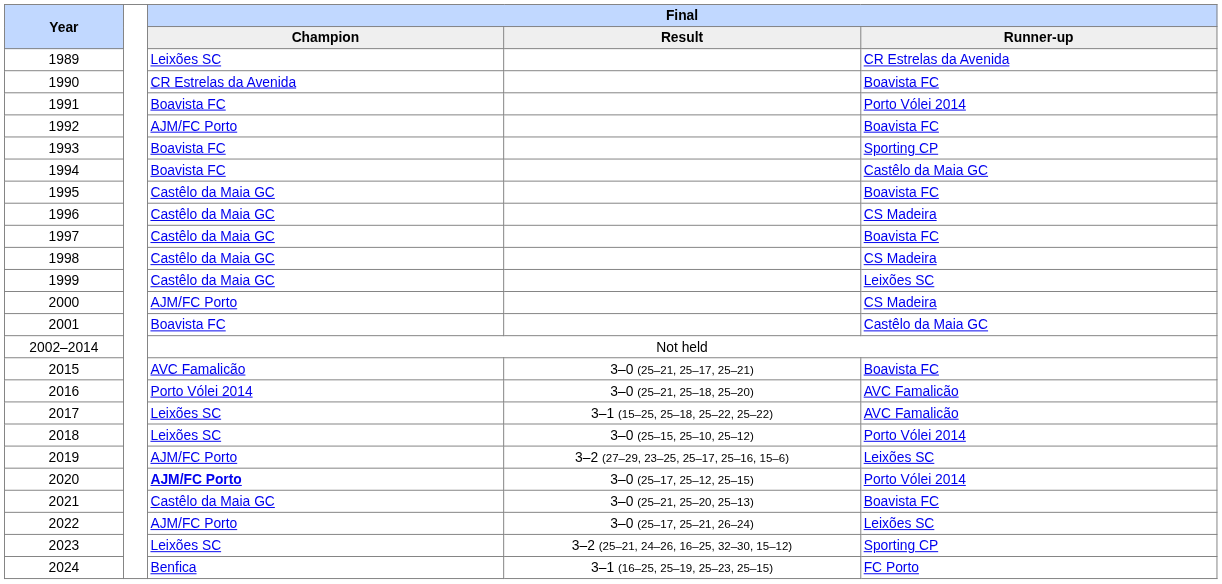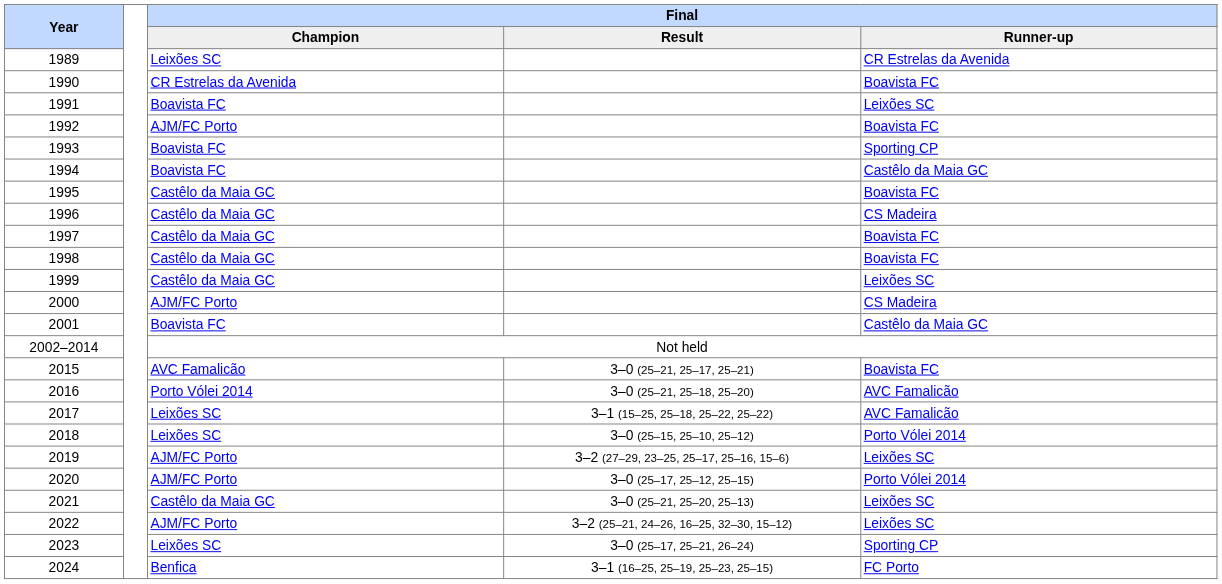(915, 104) Porto Vólei 2014 -> (899, 104) Leixões SC
(900, 258) CS Madeira -> (901, 258) Boavista FC
(196, 479) bold -> (194, 479) normal
(901, 501) Boavista FC -> (899, 501) Leixões SC
(682, 523) 3–0 (25–17, 25–21, 26–24) -> (682, 523) 3–2 (25–21, 24–26, 16–25, 32–30, 15–12)
(682, 545) 3–2 (25–21, 24–26, 16–25, 32–30, 15–12) -> (682, 545) 3–0 (25–17, 25–21, 26–24)
